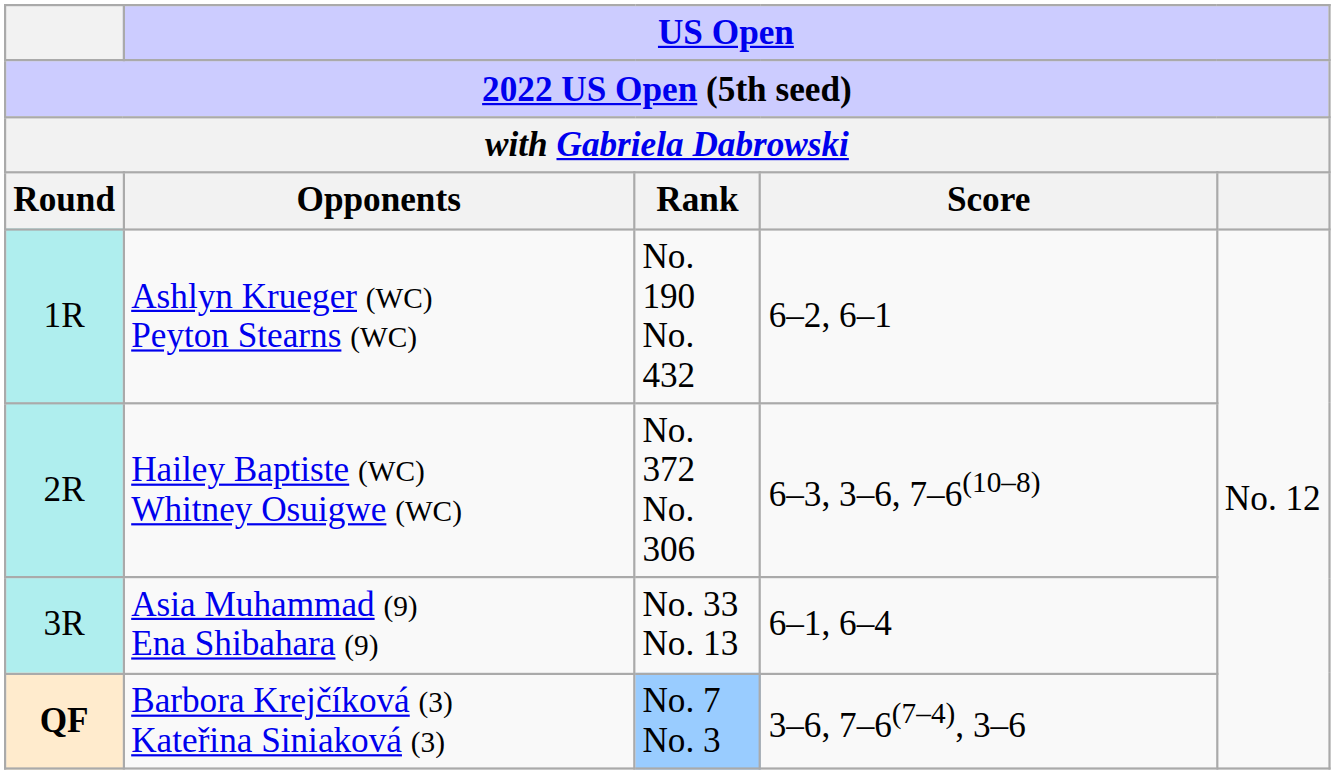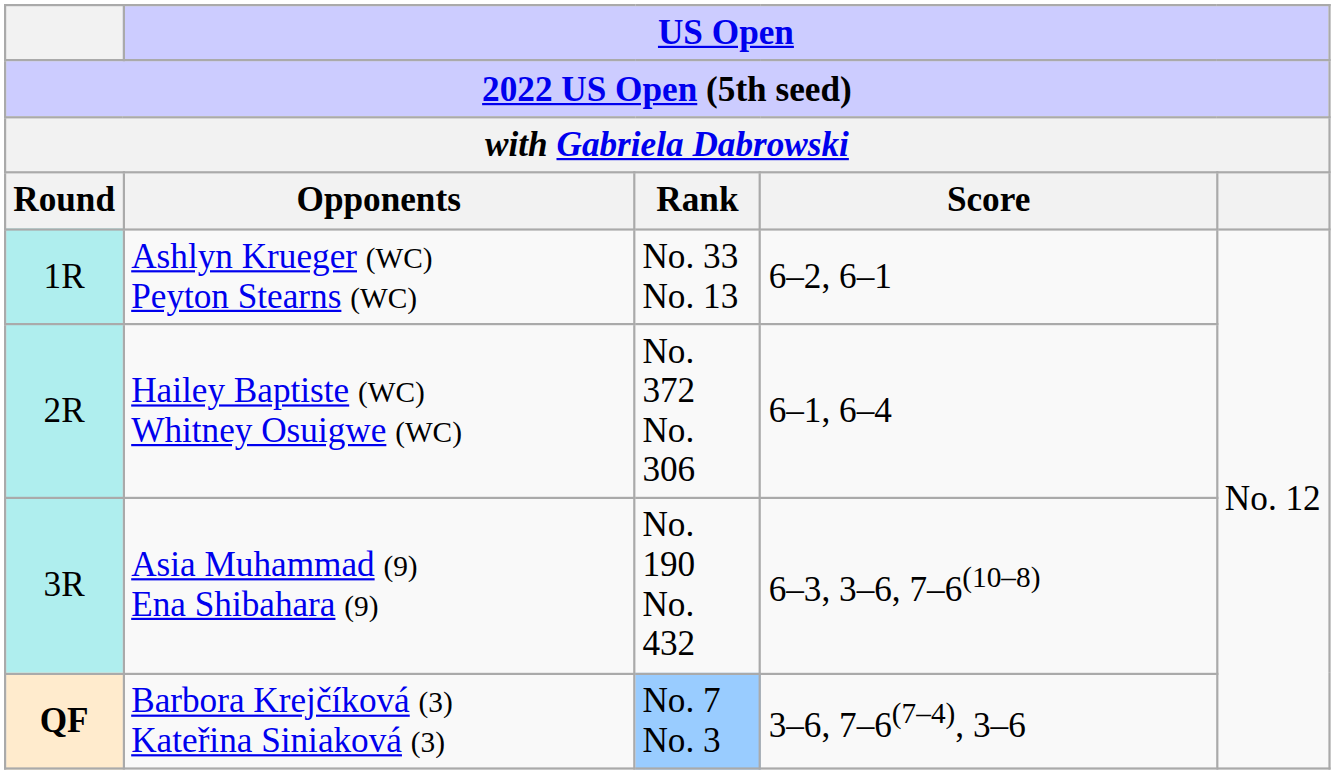(669, 315) No. 190 No. 432 -> (690, 275) No. 33 No. 13
(905, 489) 6–3, 3–6, 7–6(10–8) -> (830, 410) 6–1, 6–4
(690, 624) No. 33 No. 13 -> (669, 585) No. 190 No. 432
(830, 624) 6–1, 6–4 -> (905, 585) 6–3, 3–6, 7–6(10–8)
